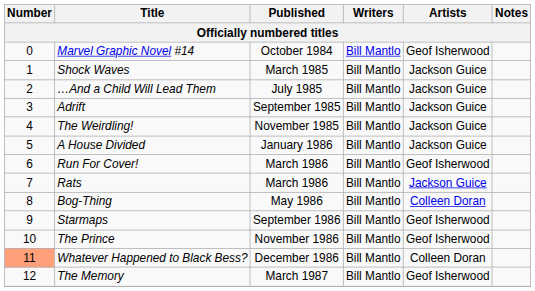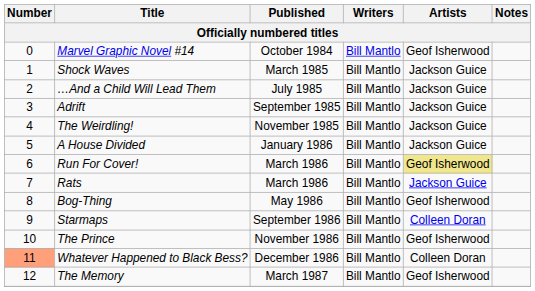(448, 164) no background -> (448, 164) khaki background
(448, 201) Colleen Doran -> (448, 201) Geof Isherwood
(448, 220) Geof Isherwood -> (448, 220) Colleen Doran
